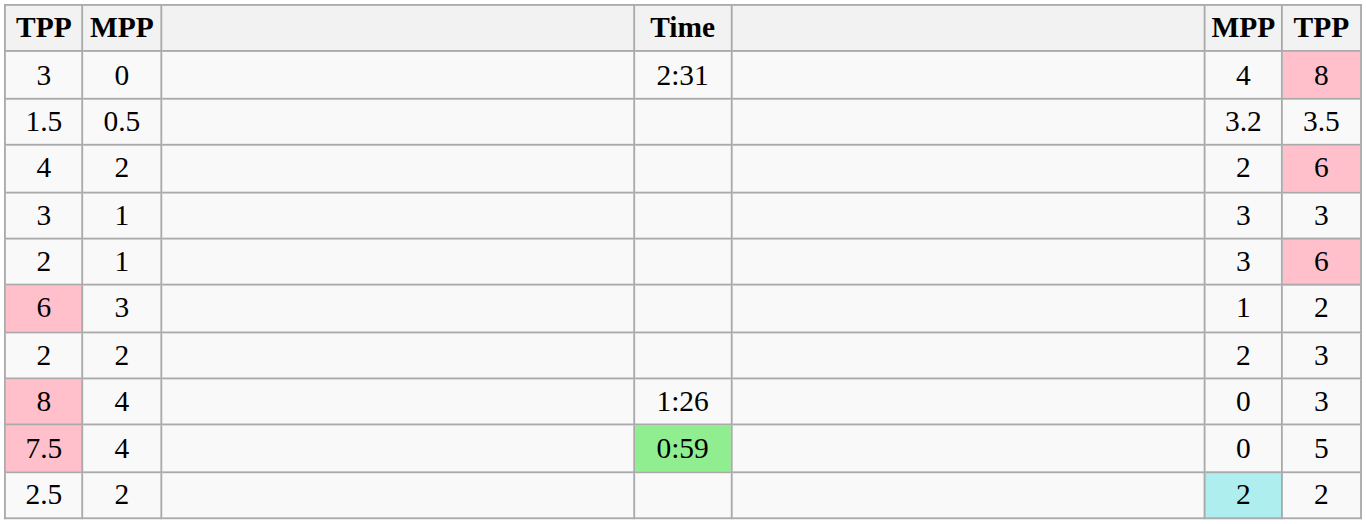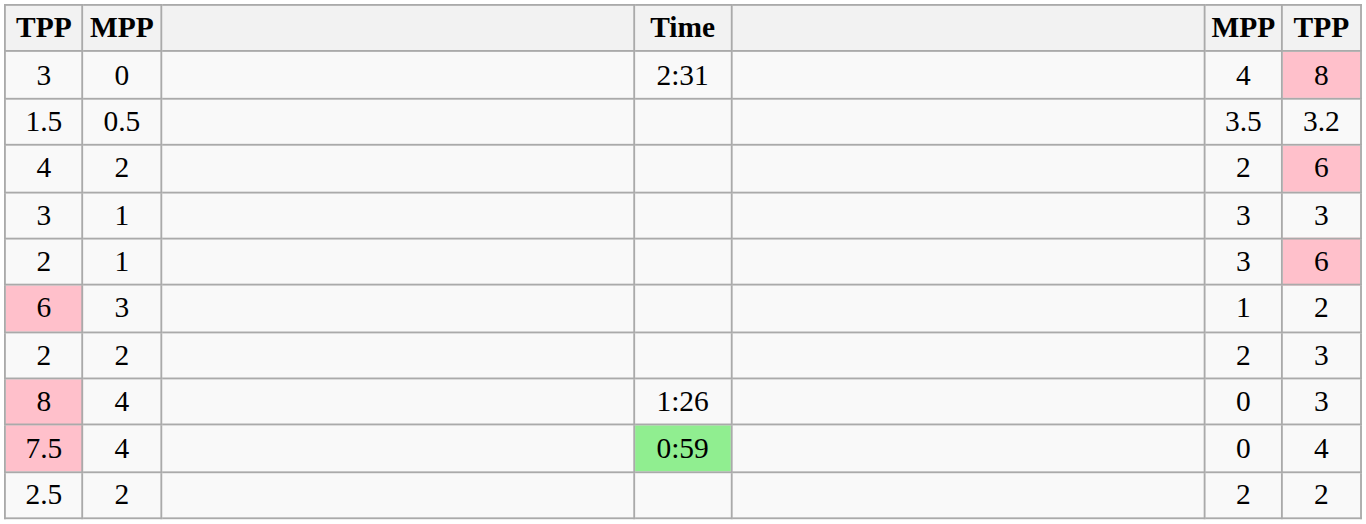(1243, 121) 3.2 -> (1243, 121) 3.5
(1321, 121) 3.5 -> (1321, 121) 3.2
(1321, 448) 5 -> (1321, 448) 4
(1243, 494) paleturquoise background -> (1243, 494) no background
